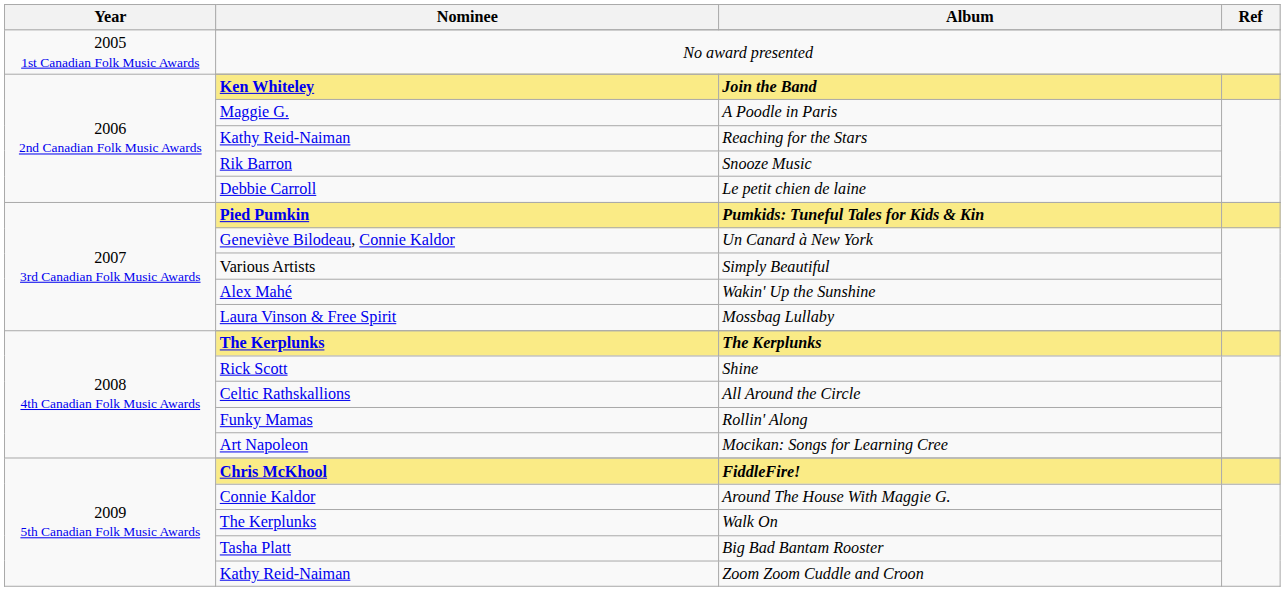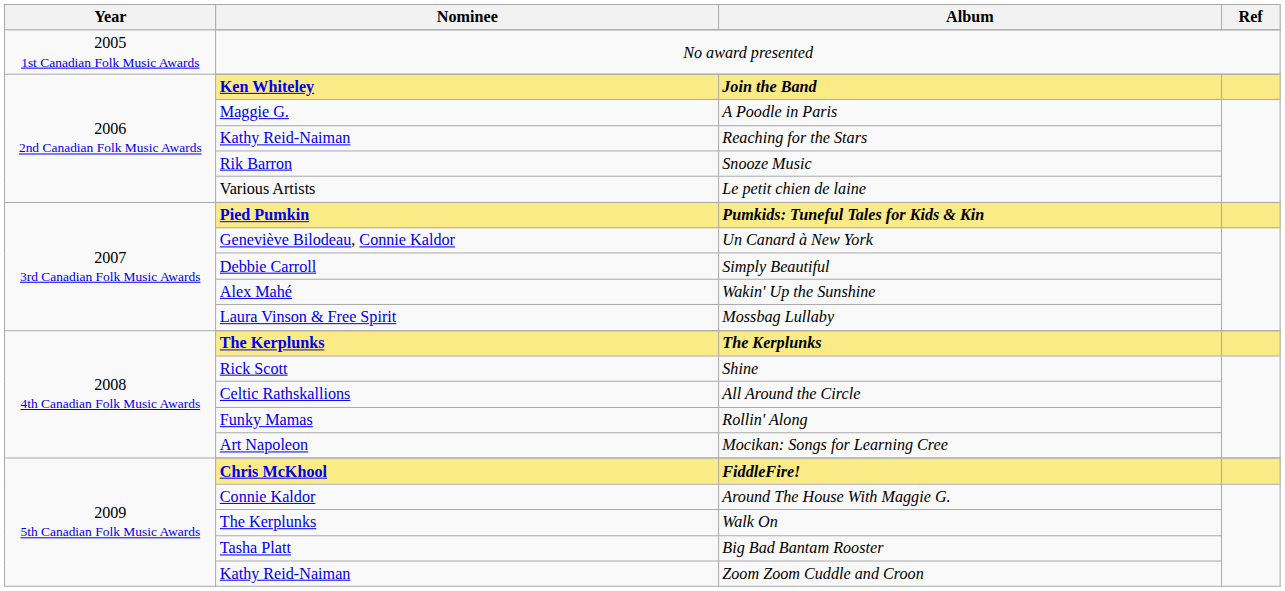(268, 189) Debbie Carroll -> (268, 189) Various Artists
(268, 266) Various Artists -> (268, 266) Debbie Carroll
